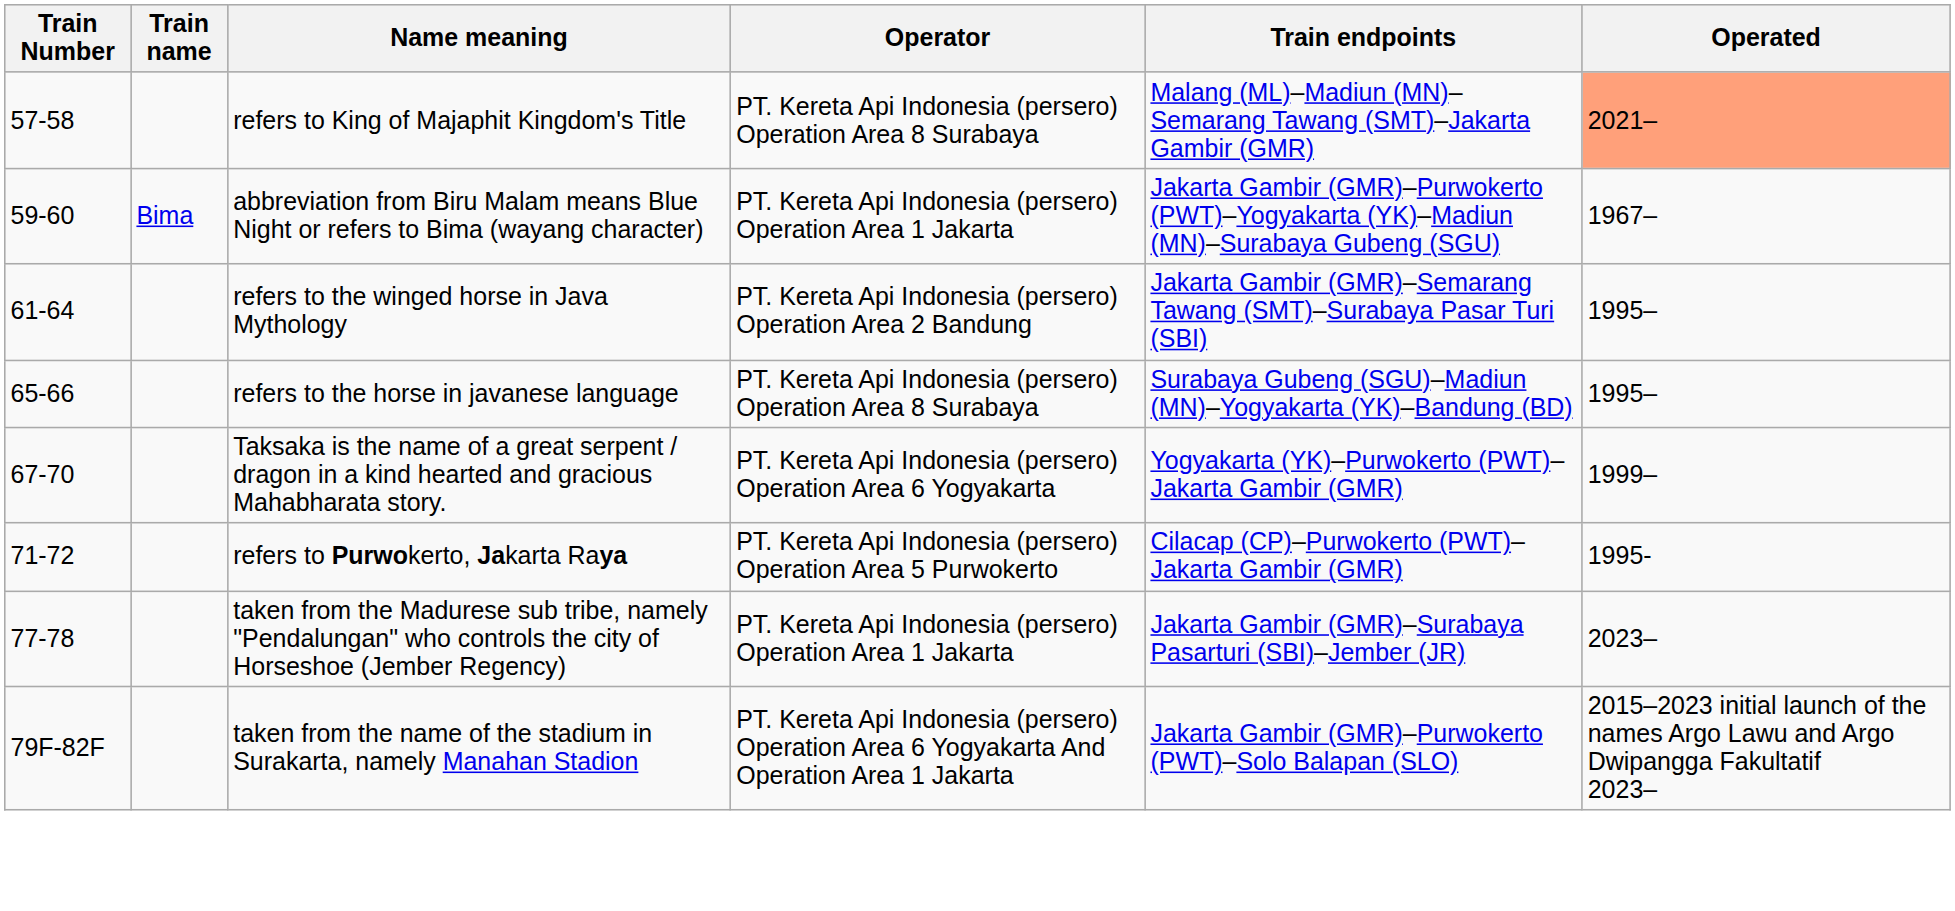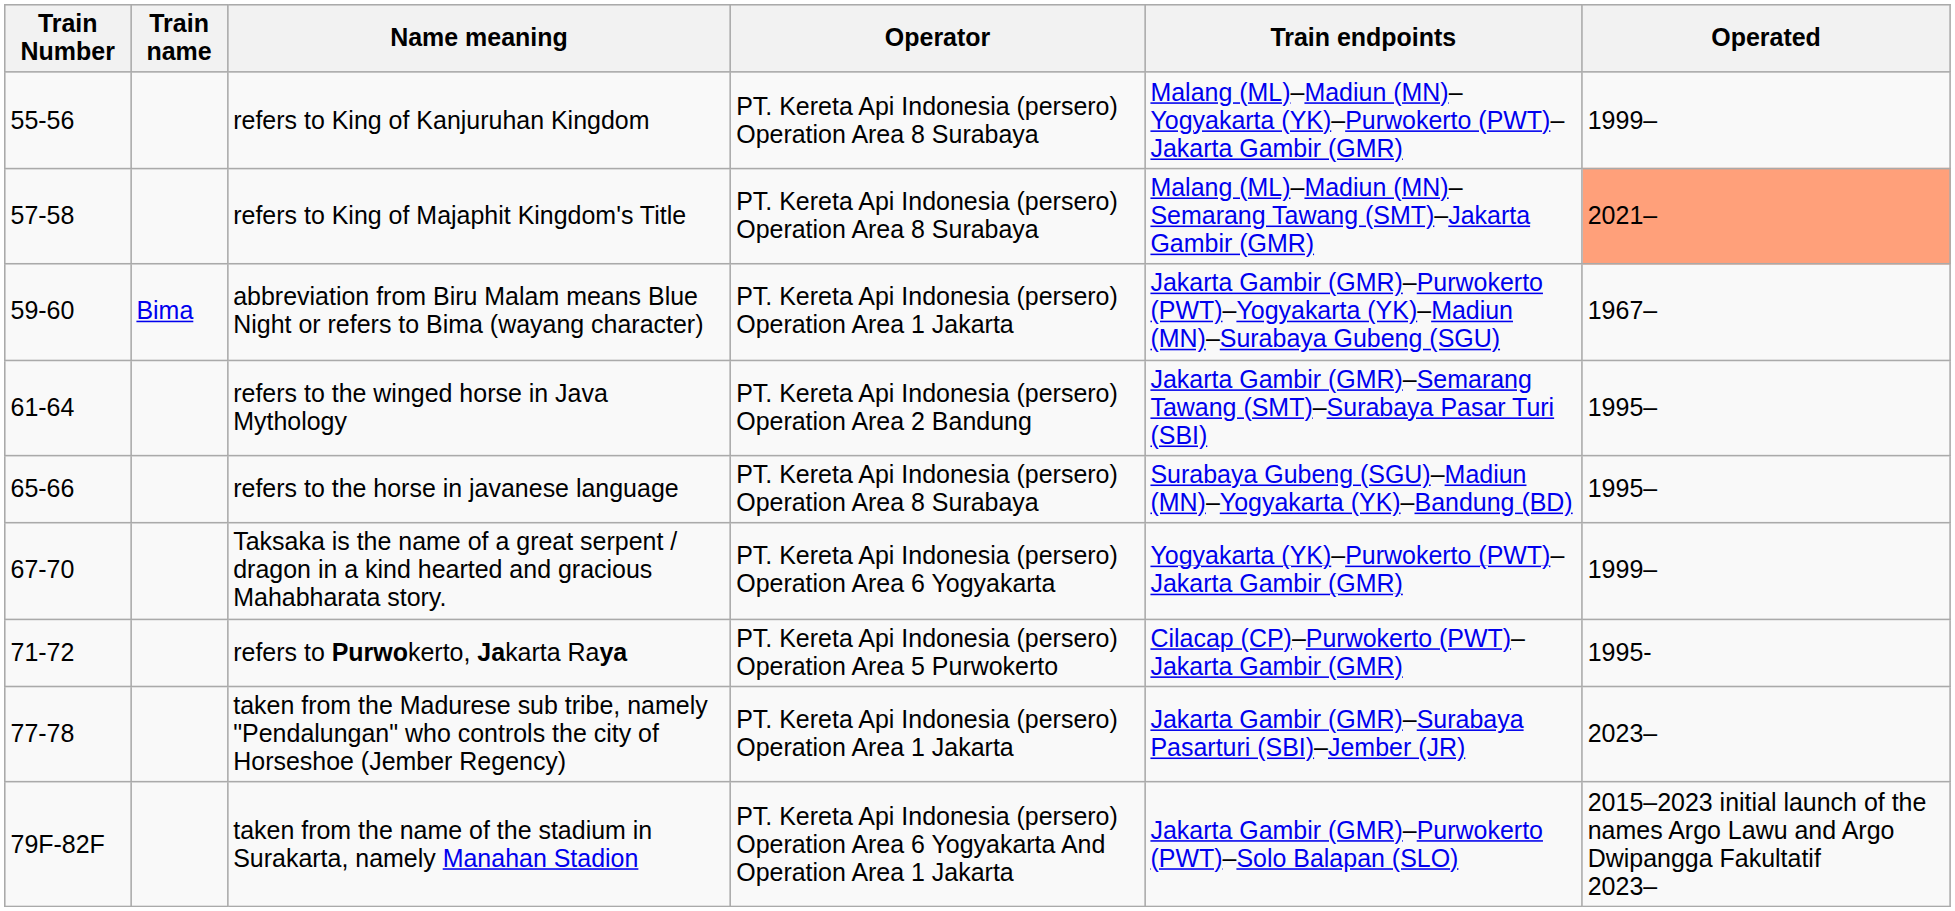+ row: (441, 120)
